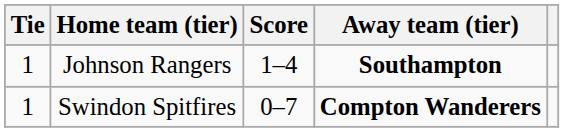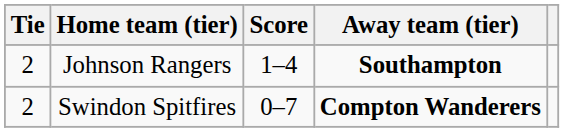(28, 65) 1 -> (28, 65) 2
(28, 106) 1 -> (28, 106) 2
